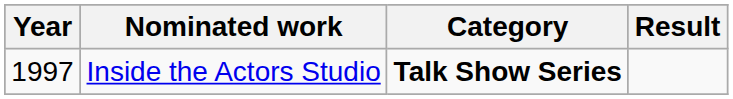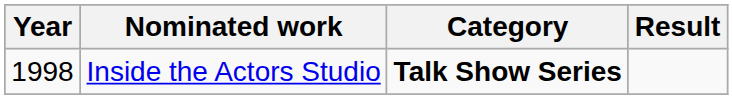(42, 71) 1997 -> (42, 71) 1998
